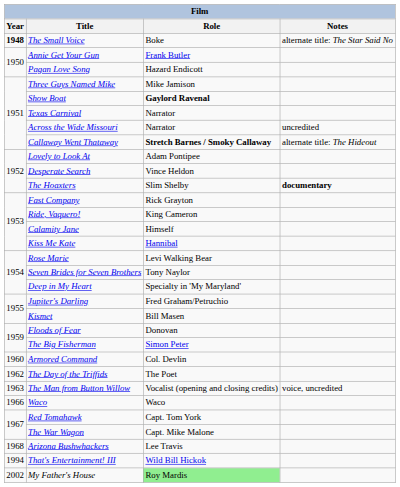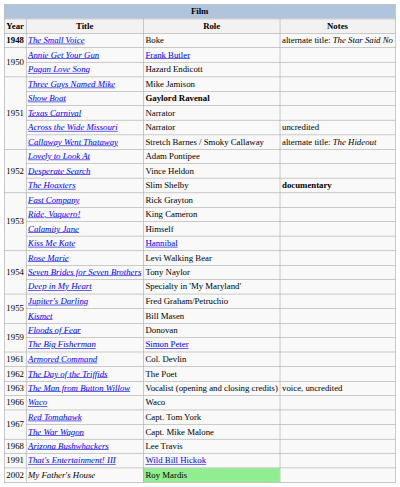(208, 142) bold -> (205, 142) normal
(15, 359) 1960 -> (15, 359) 1961
(15, 461) 1994 -> (15, 461) 1991
